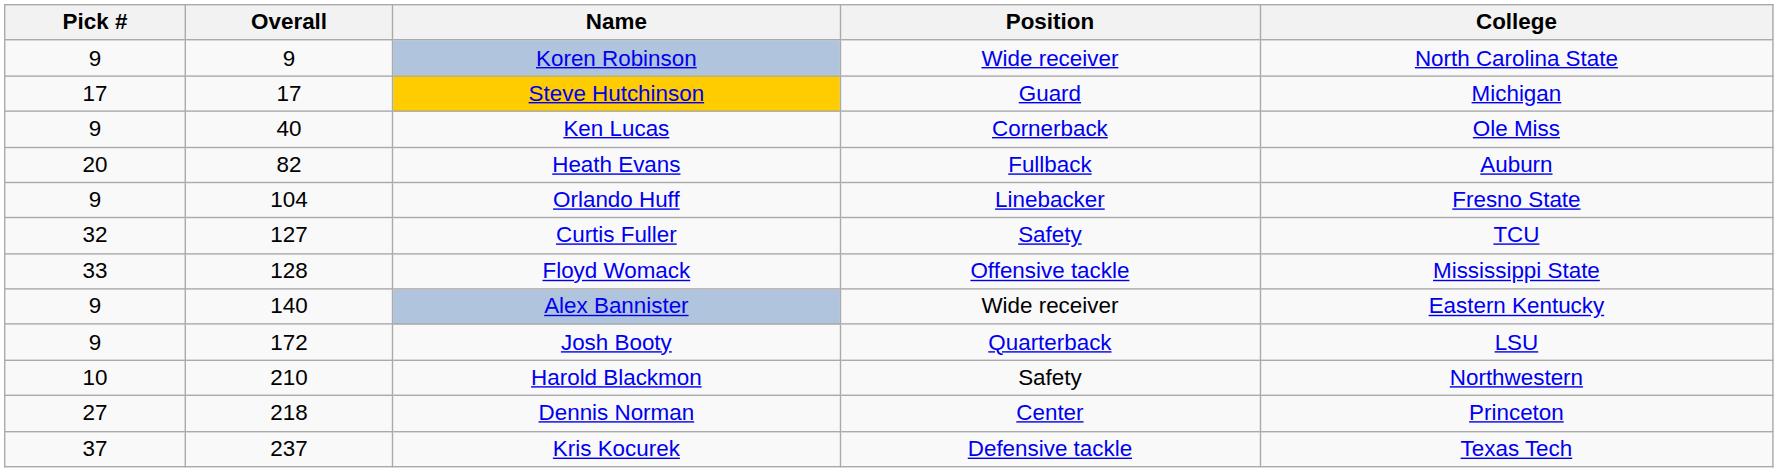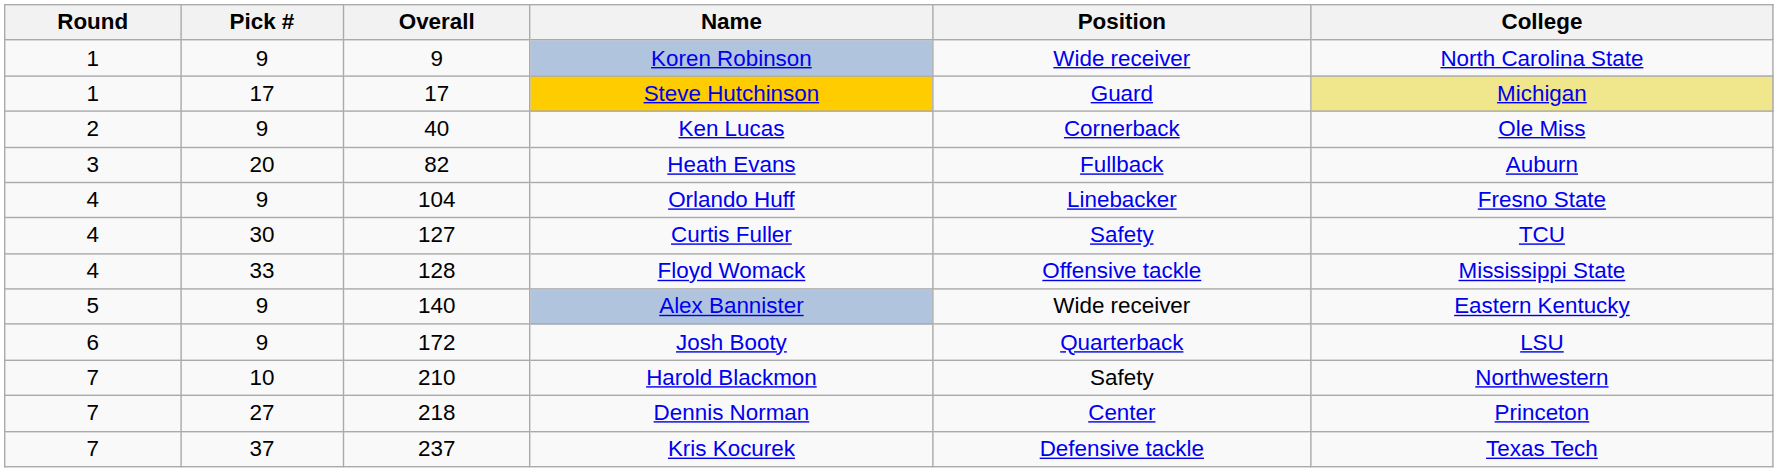+ column: (93, 22)
(1516, 93) no background -> (1542, 93) khaki background
(95, 235) 32 -> (262, 235) 30
